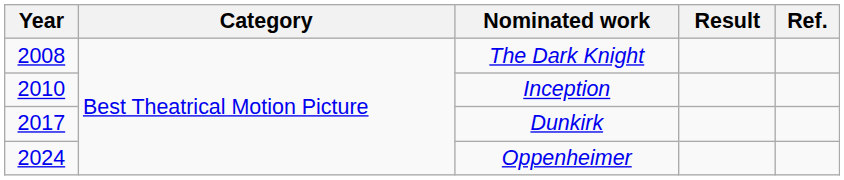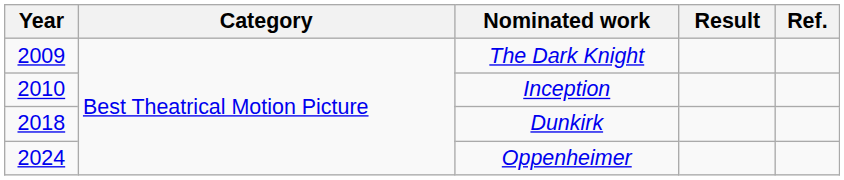(41, 55) 2008 -> (41, 55) 2009
(41, 123) 2017 -> (41, 123) 2018
